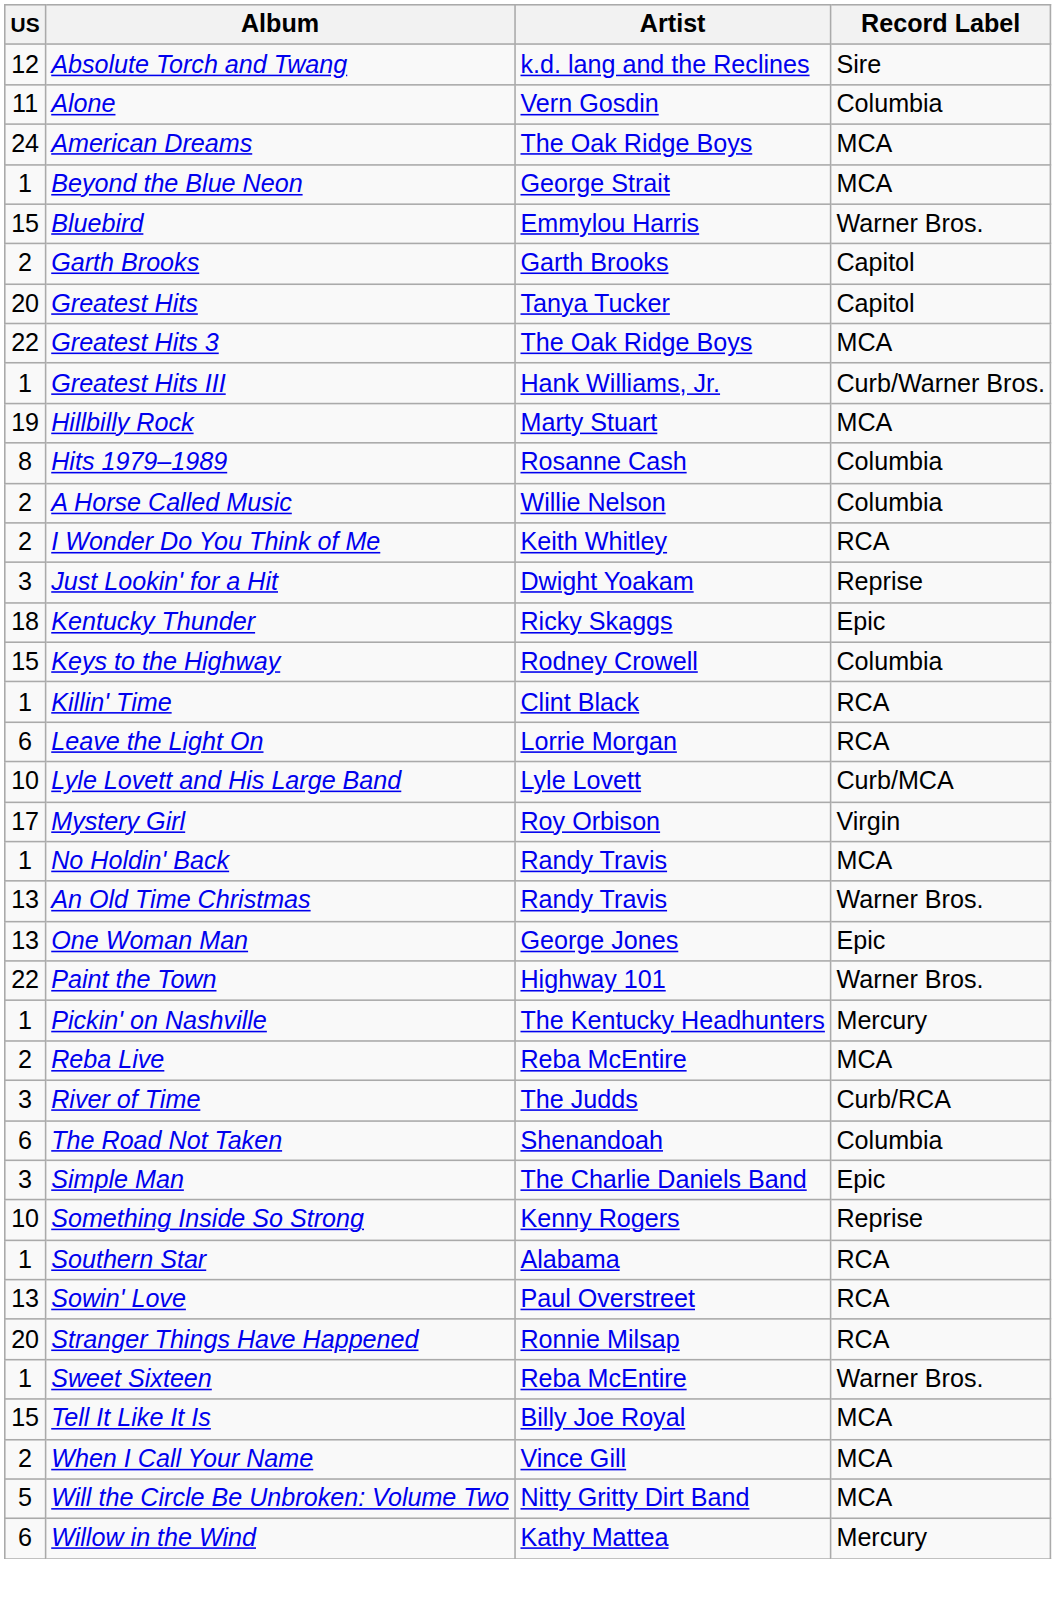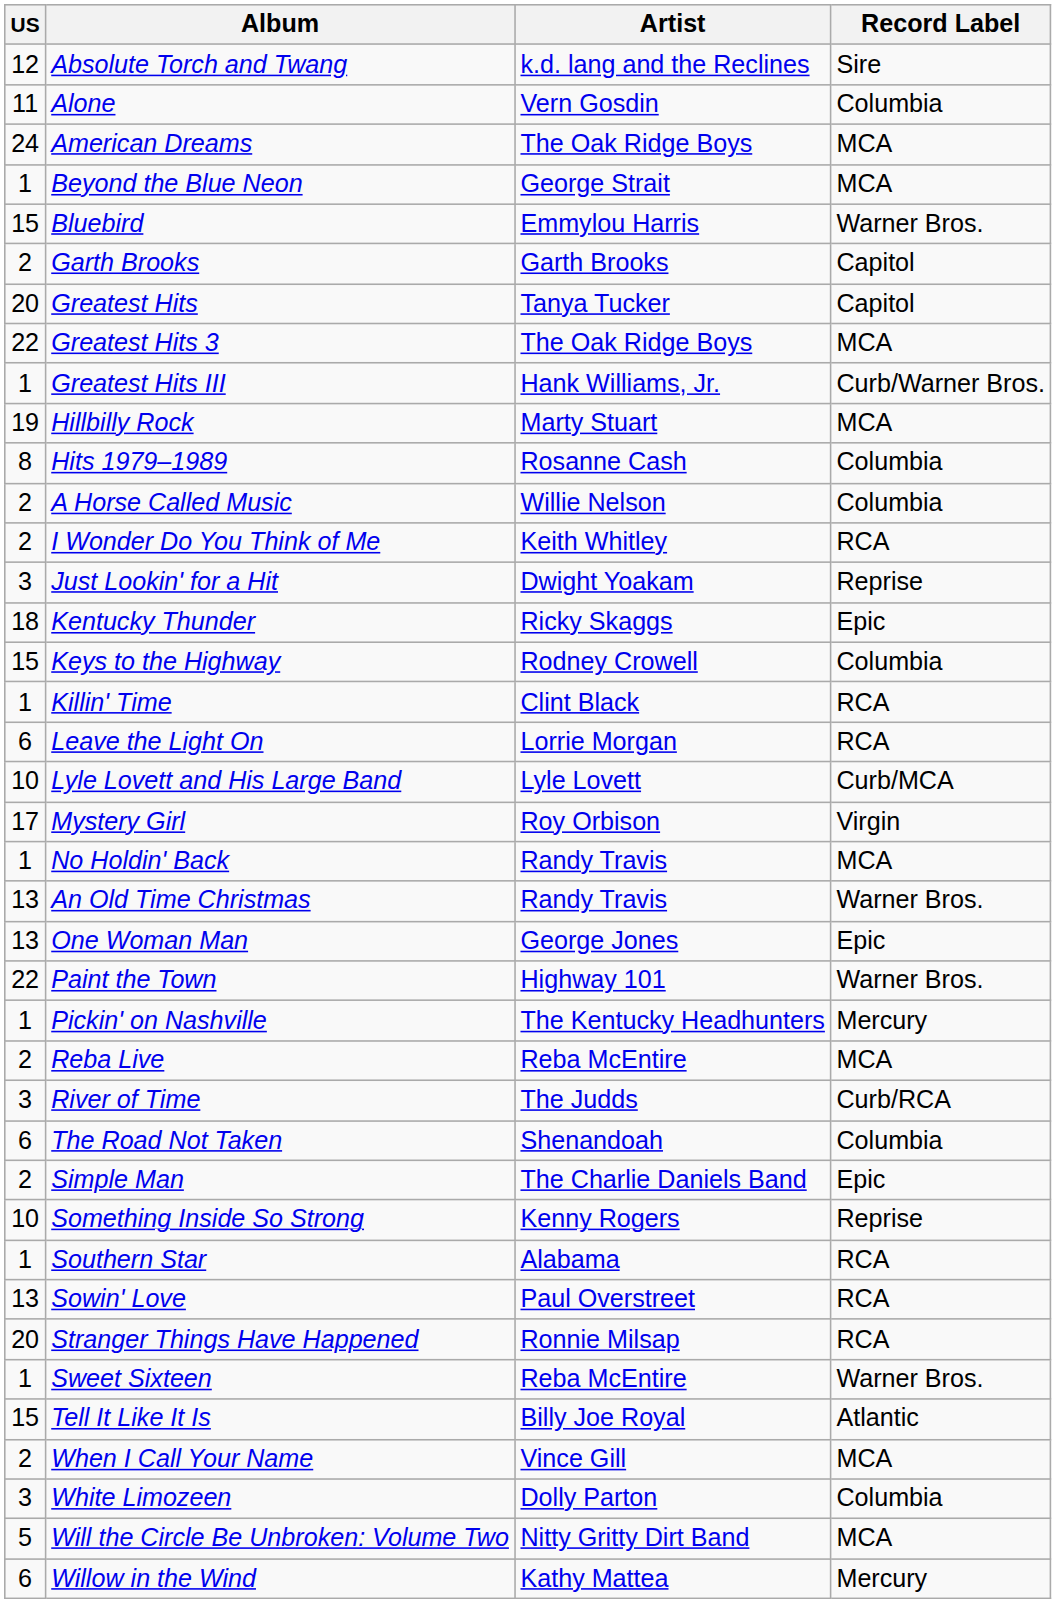(25, 1179) 3 -> (25, 1179) 2
(864, 1418) MCA -> (878, 1418) Atlantic
+ row: (141, 1498)
